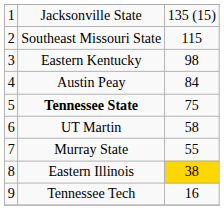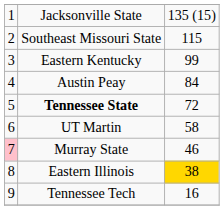(192, 60) 98 -> (192, 60) 99
(192, 104) 75 -> (192, 104) 72
(11, 149) no background -> (11, 149) pink background
(192, 149) 55 -> (192, 149) 46
